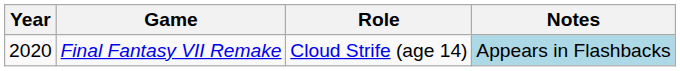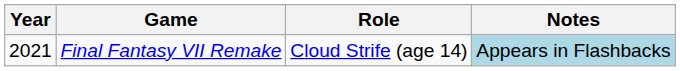(30, 50) 2020 -> (30, 50) 2021
